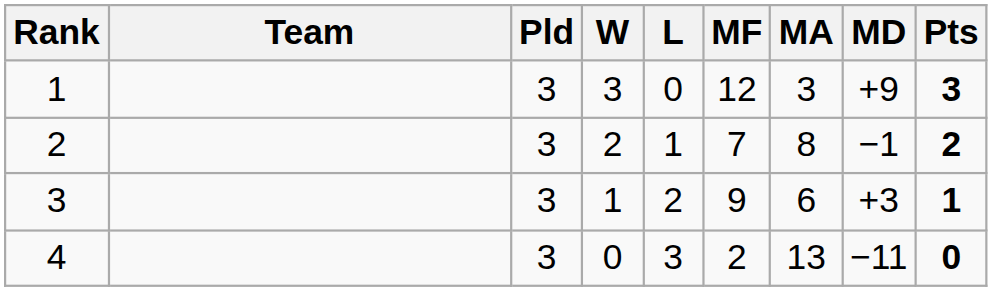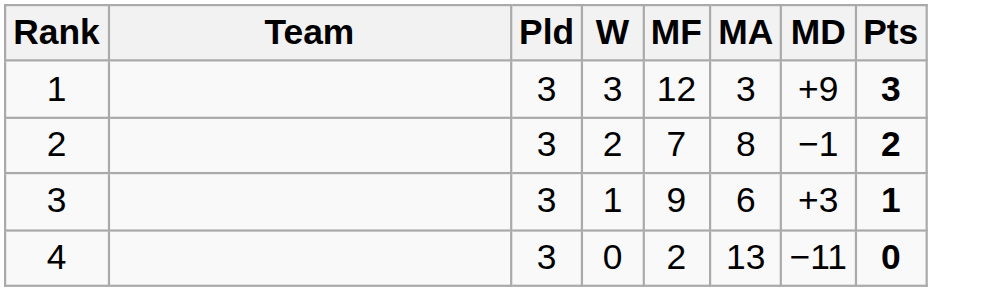- column: (673, 32)
